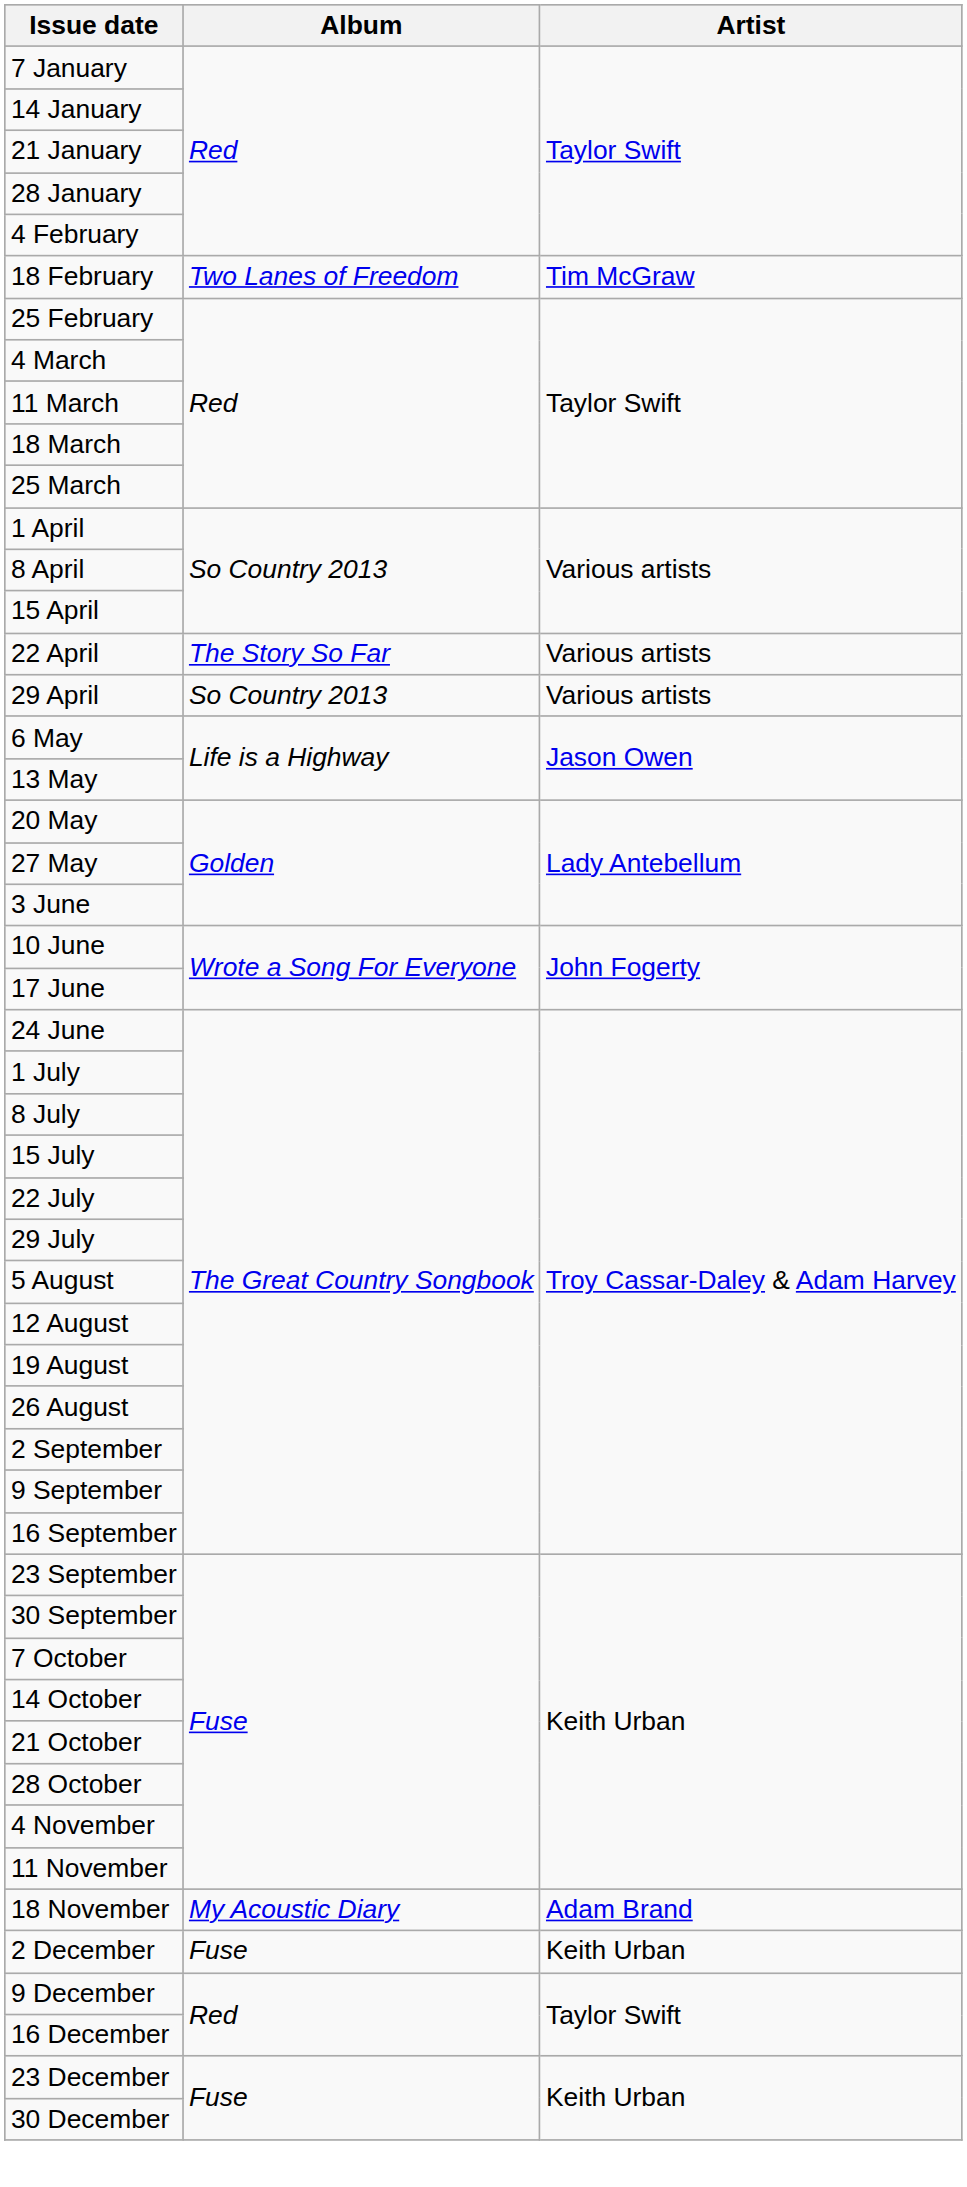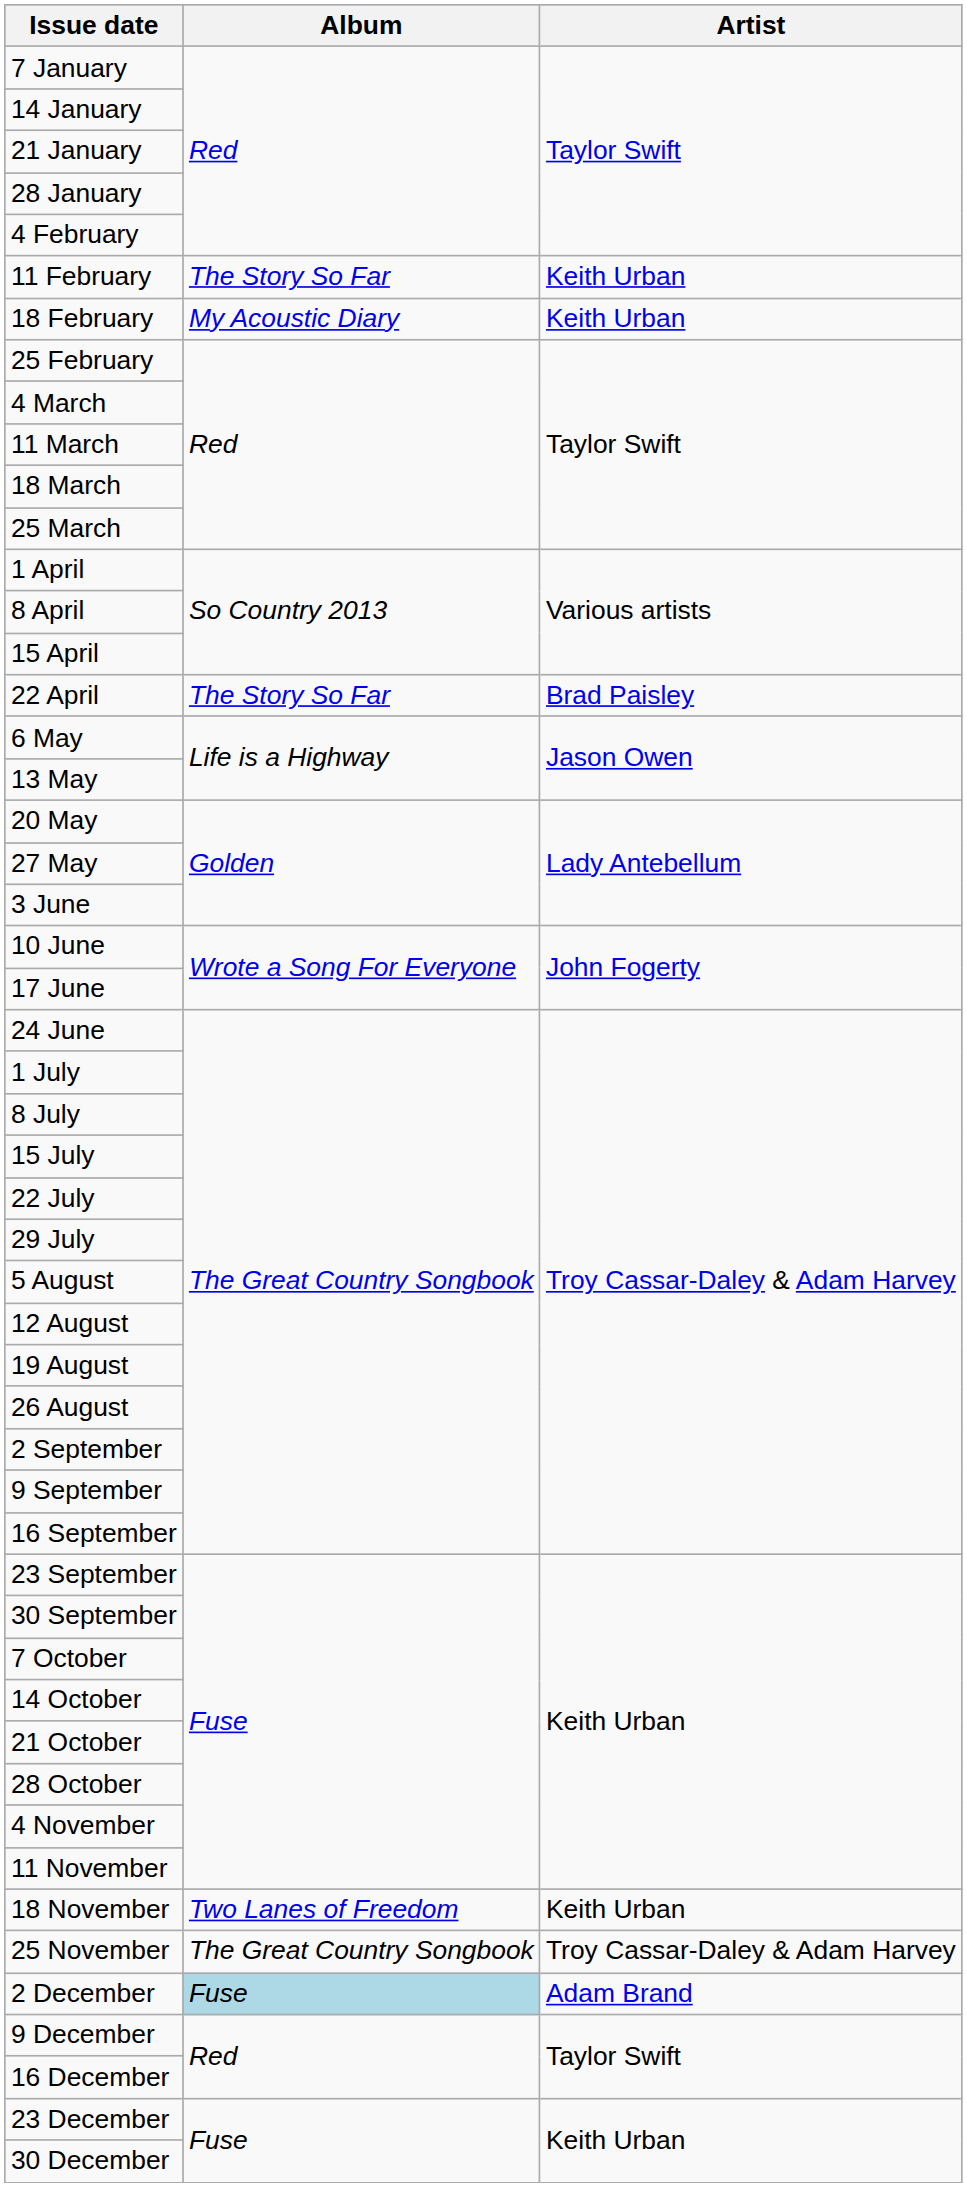+ row: (81, 276)
(324, 276) Two Lanes of Freedom -> (294, 318) My Acoustic Diary
(620, 276) Tim McGraw -> (616, 318) Keith Urban
(629, 653) Various artists -> (620, 695) Brad Paisley
- row: (55, 695)
(294, 1909) My Acoustic Diary -> (324, 1909) Two Lanes of Freedom
(619, 1909) Adam Brand -> (616, 1909) Keith Urban
+ row: (90, 1951)
(218, 1951) no background -> (218, 1993) lightblue background
(616, 1951) Keith Urban -> (619, 1993) Adam Brand
